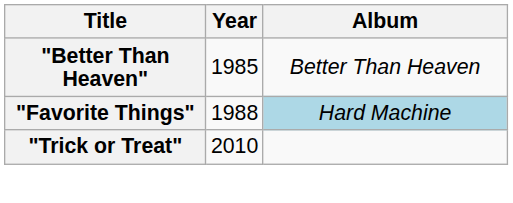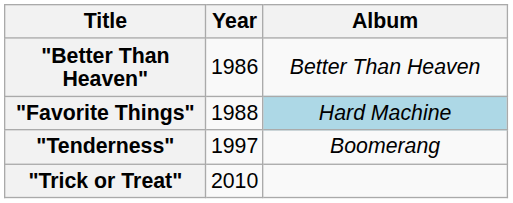(235, 67) 1985 -> (235, 67) 1986
+ row: (105, 146)
